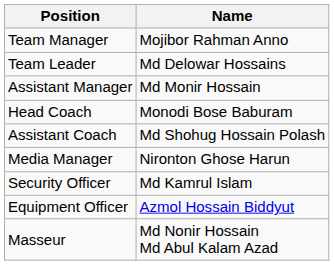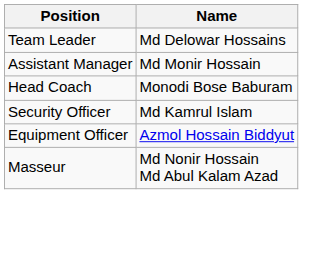- row: (58, 40)
- row: (62, 135)
- row: (60, 159)
